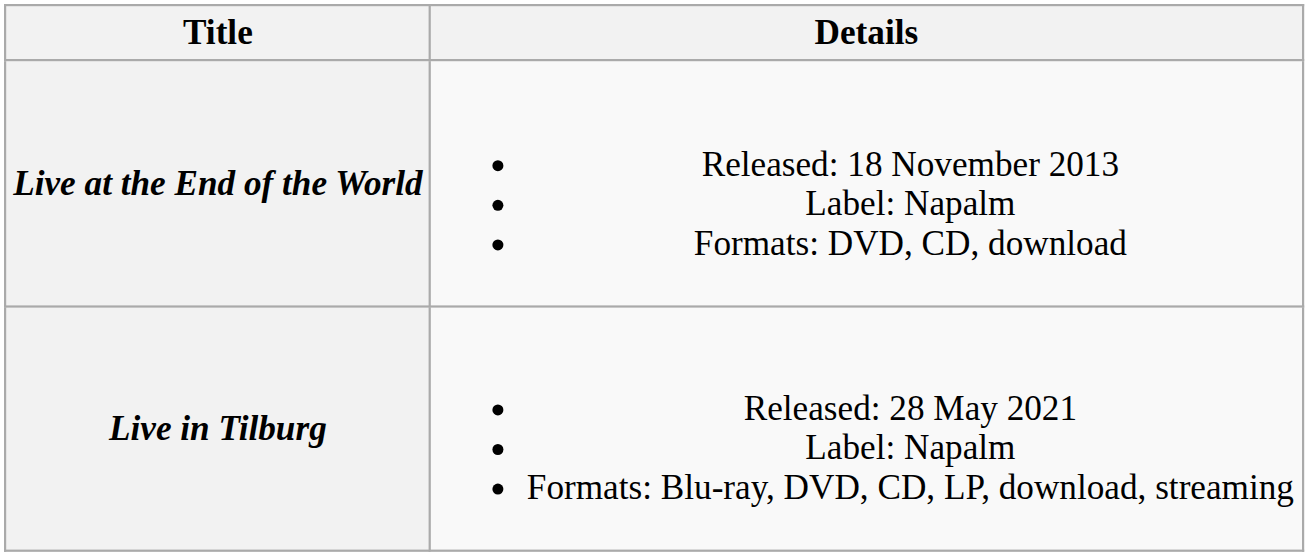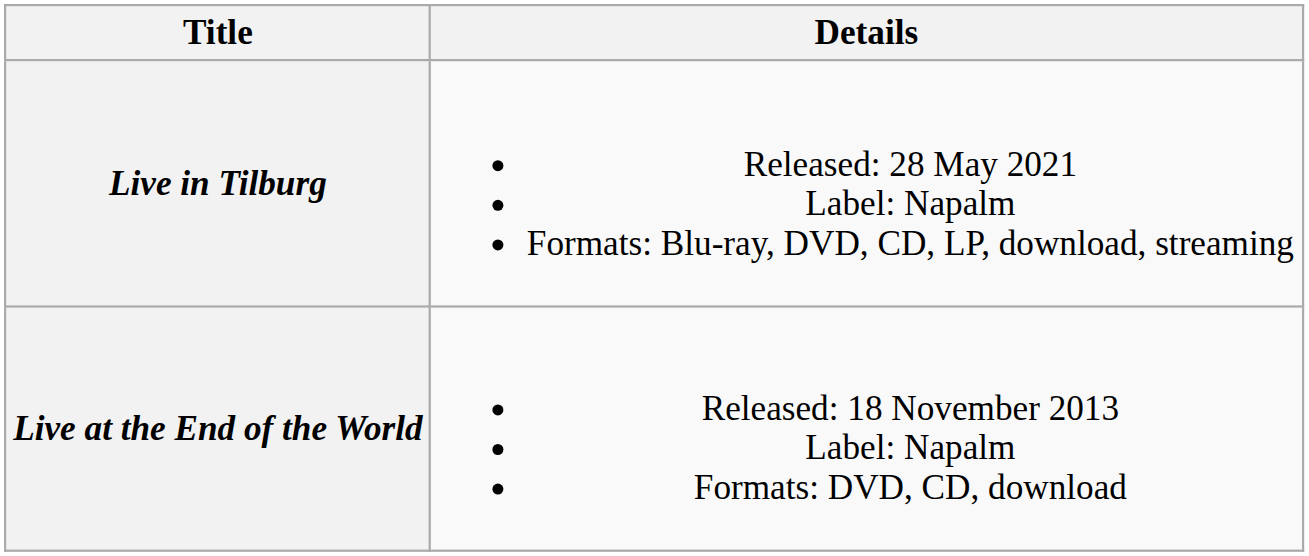rows swapped: (218, 182) <-> (218, 427)
